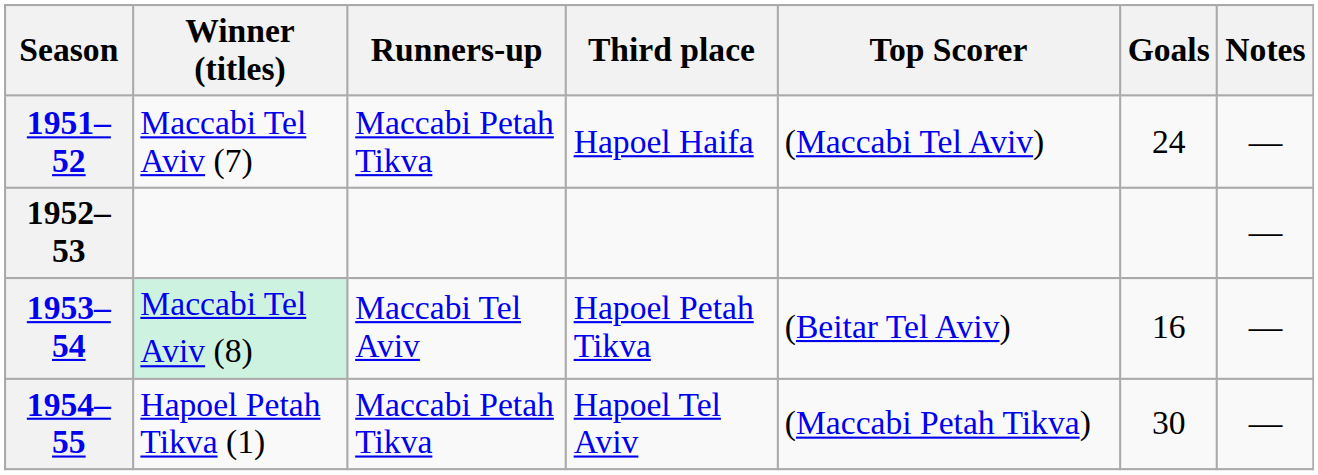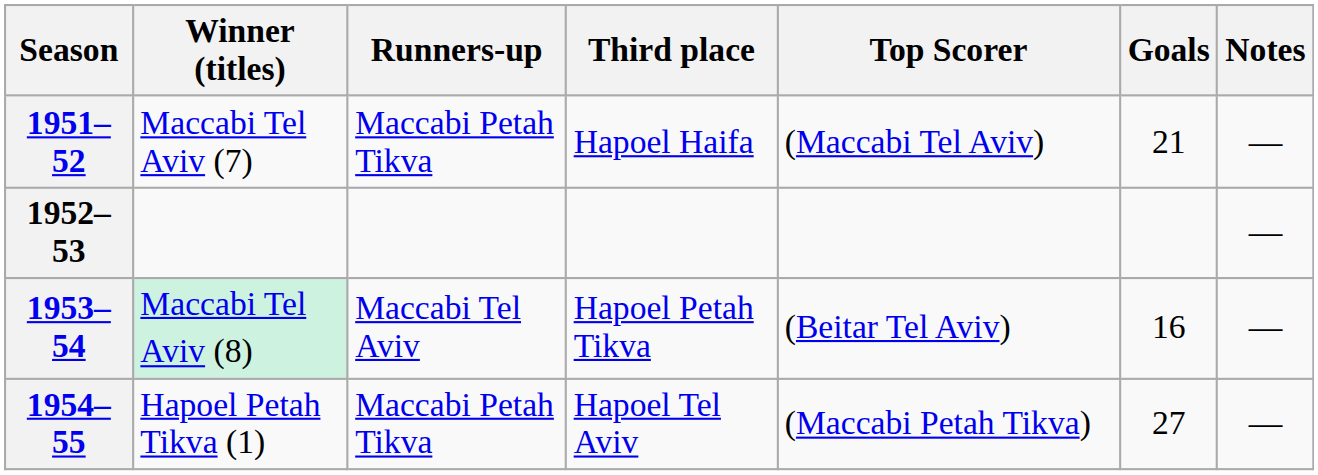(1169, 141) 24 -> (1169, 141) 21
(1169, 423) 30 -> (1169, 423) 27
